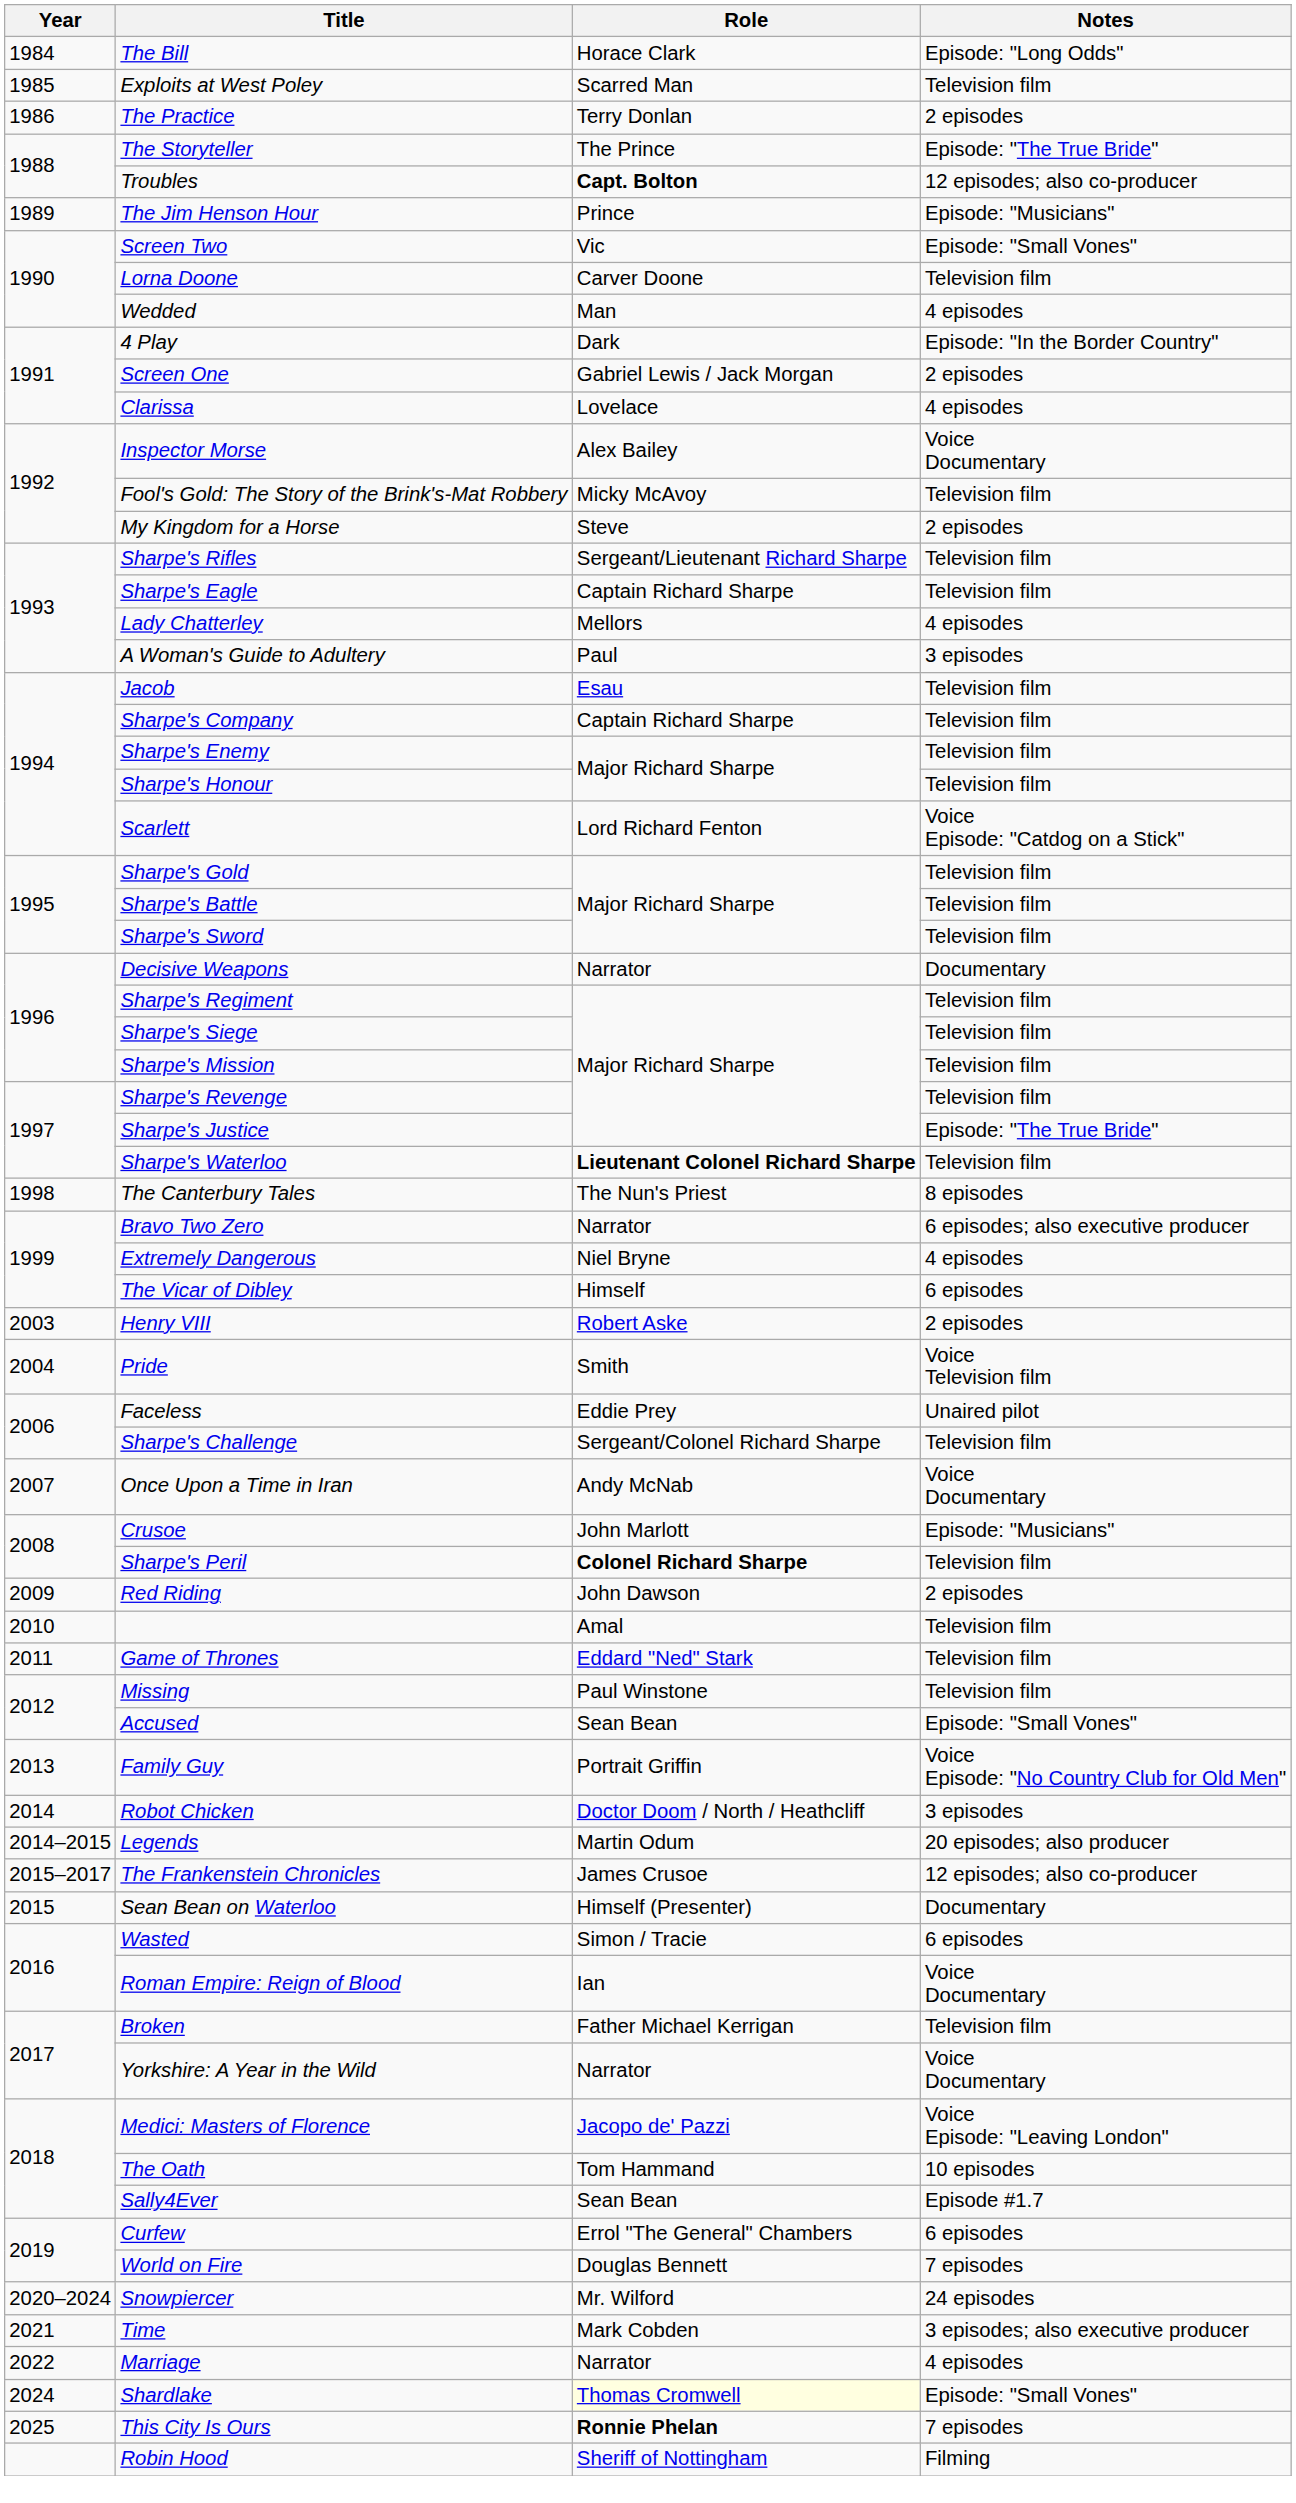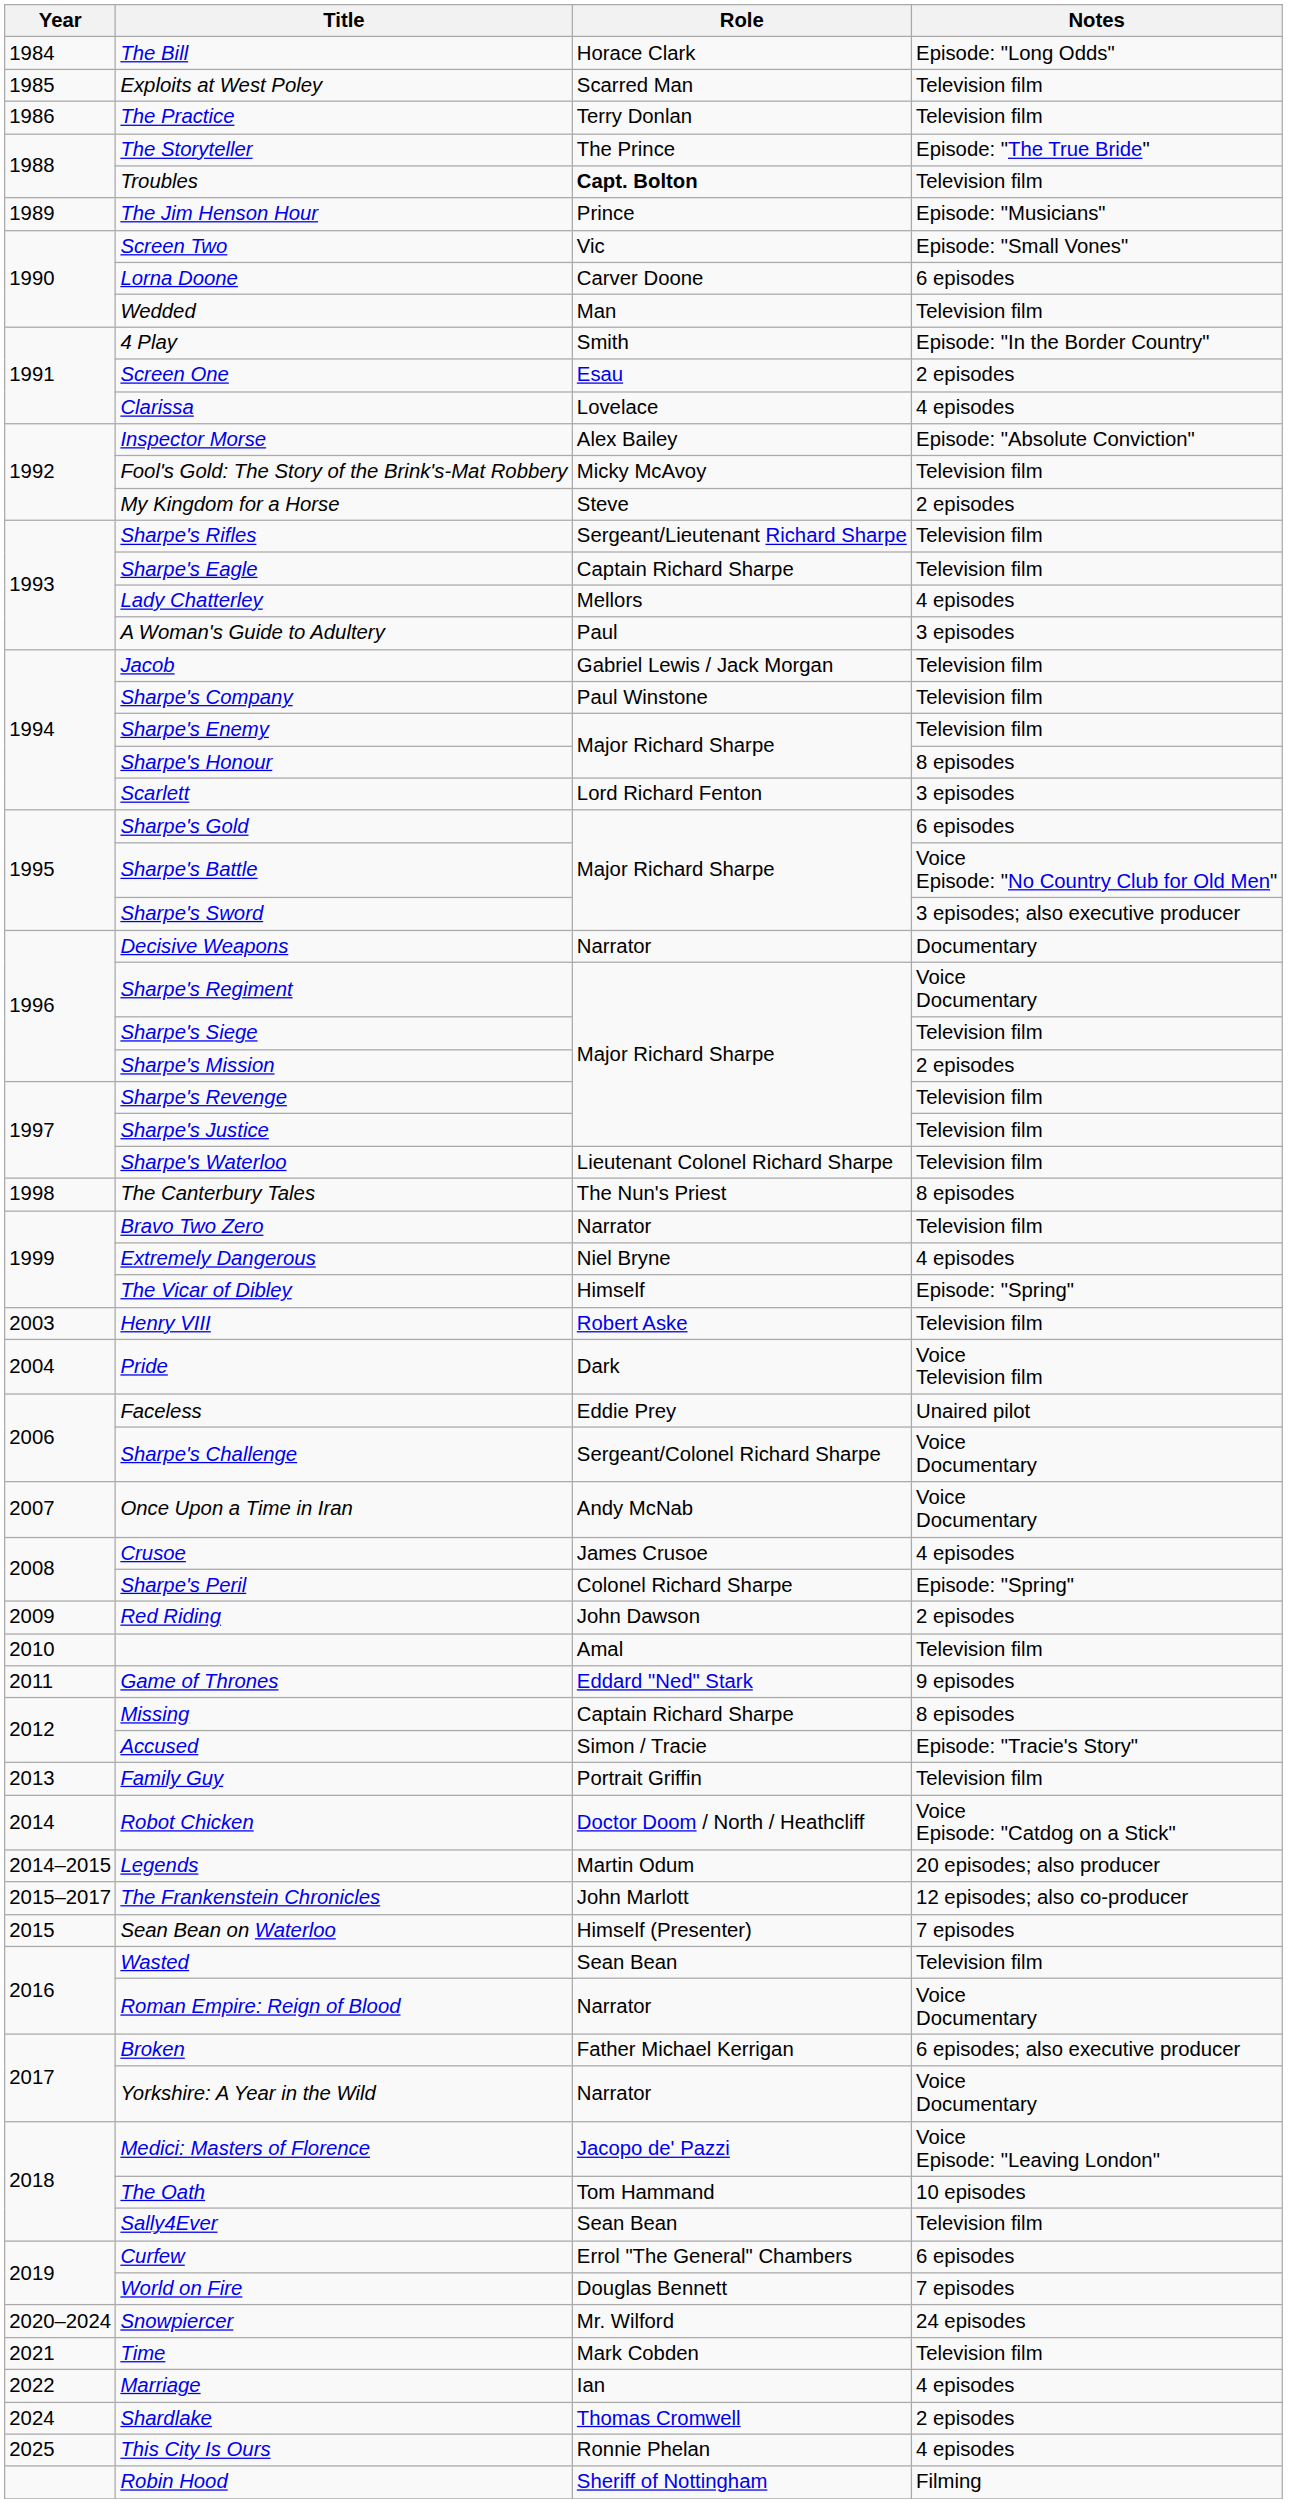(974, 117) 2 episodes -> (979, 117) Television film
(1061, 181) 12 episodes; also co-producer -> (979, 181) Television film
(988, 278) Television film -> (965, 278) 6 episodes
(974, 310) 4 episodes -> (979, 310) Television film
(598, 342) Dark -> (603, 342) Smith
(705, 375) Gabriel Lewis / Jack Morgan -> (600, 375) Esau
(985, 450) Voice Documentary -> (1055, 439) Episode: "Absolute Conviction"
(600, 687) Esau -> (705, 665) Gabriel Lewis / Jack Morgan
(685, 720) Captain Richard Sharpe -> (642, 697) Paul Winstone
(988, 784) Television film -> (965, 761) 8 episodes
(1055, 828) Voice Episode: "Catdog on a Stick" -> (965, 794) 3 episodes
(988, 871) Television film -> (965, 826) 6 episodes
(988, 904) Television film -> (1097, 869) Voice Episode: "No Country Club for Old Men"
(988, 936) Television film -> (1078, 913) 3 episodes; also executive producer
(988, 1000) Television film -> (977, 989) Voice Documentary
(988, 1065) Television film -> (965, 1065) 2 episodes
(1042, 1129) Episode: "The True Bride" -> (979, 1129) Television film
(746, 1162) bold -> (735, 1162) normal
(1087, 1226) 6 episodes; also executive producer -> (979, 1226) Television film
(974, 1290) 6 episodes -> (995, 1290) Episode: "Spring"
(974, 1323) 2 episodes -> (979, 1323) Television film
(603, 1366) Smith -> (598, 1366) Dark
(988, 1442) Television film -> (977, 1454) Voice Documentary
(633, 1530) John Marlott -> (642, 1552) James Crusoe
(1020, 1530) Episode: "Musicians" -> (965, 1552) 4 episodes
(692, 1562) bold -> (685, 1585) normal
(988, 1562) Television film -> (995, 1585) Episode: "Spring"
(988, 1658) Television film -> (965, 1681) 9 episodes
(642, 1691) Paul Winstone -> (685, 1713) Captain Richard Sharpe
(988, 1691) Television film -> (965, 1713) 8 episodes
(627, 1723) Sean Bean -> (642, 1746) Simon / Tracie
(1031, 1723) Episode: "Small Vones" -> (1027, 1746) Episode: "Tracie's Story"
(1106, 1767) Voice Episode: "No Country Club for Old Men" -> (979, 1778) Television film
(974, 1810) 3 episodes -> (1046, 1822) Voice Episode: "Catdog on a Stick"
(642, 1875) James Crusoe -> (633, 1897) John Marlott
(985, 1907) Documentary -> (965, 1930) 7 episodes
(642, 1939) Simon / Tracie -> (627, 1962) Sean Bean
(974, 1939) 6 episodes -> (979, 1962) Television film
(591, 1983) Ian -> (614, 2006) Narrator
(988, 2026) Television film -> (1078, 2049) 6 episodes; also executive producer
(984, 2201) Episode #1.7 -> (979, 2224) Television film
(1087, 2330) 3 episodes; also executive producer -> (979, 2353) Television film
(614, 2362) Narrator -> (591, 2385) Ian
(659, 2394) lightyellow background -> (659, 2417) no background
(1031, 2394) Episode: "Small Vones" -> (965, 2417) 2 episodes
(647, 2427) bold -> (644, 2449) normal
(974, 2427) 7 episodes -> (965, 2449) 4 episodes
